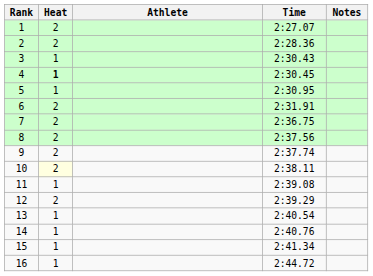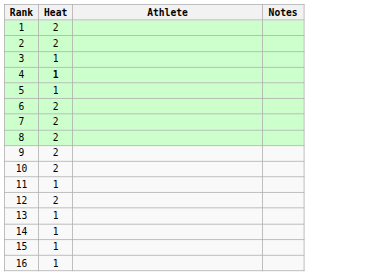- column: (294, 12)
(56, 169) lightyellow background -> (56, 169) no background
